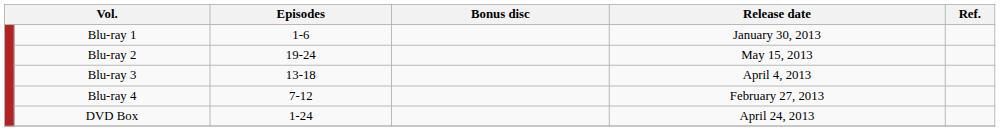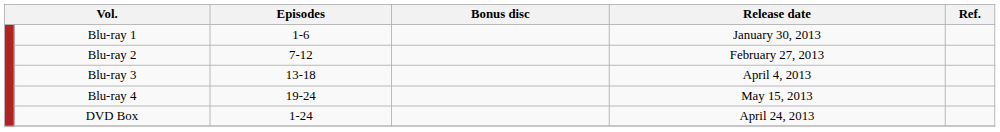(301, 55) 19-24 -> (301, 55) 7-12
(777, 55) May 15, 2013 -> (777, 55) February 27, 2013
(301, 95) 7-12 -> (301, 95) 19-24
(777, 95) February 27, 2013 -> (777, 95) May 15, 2013
